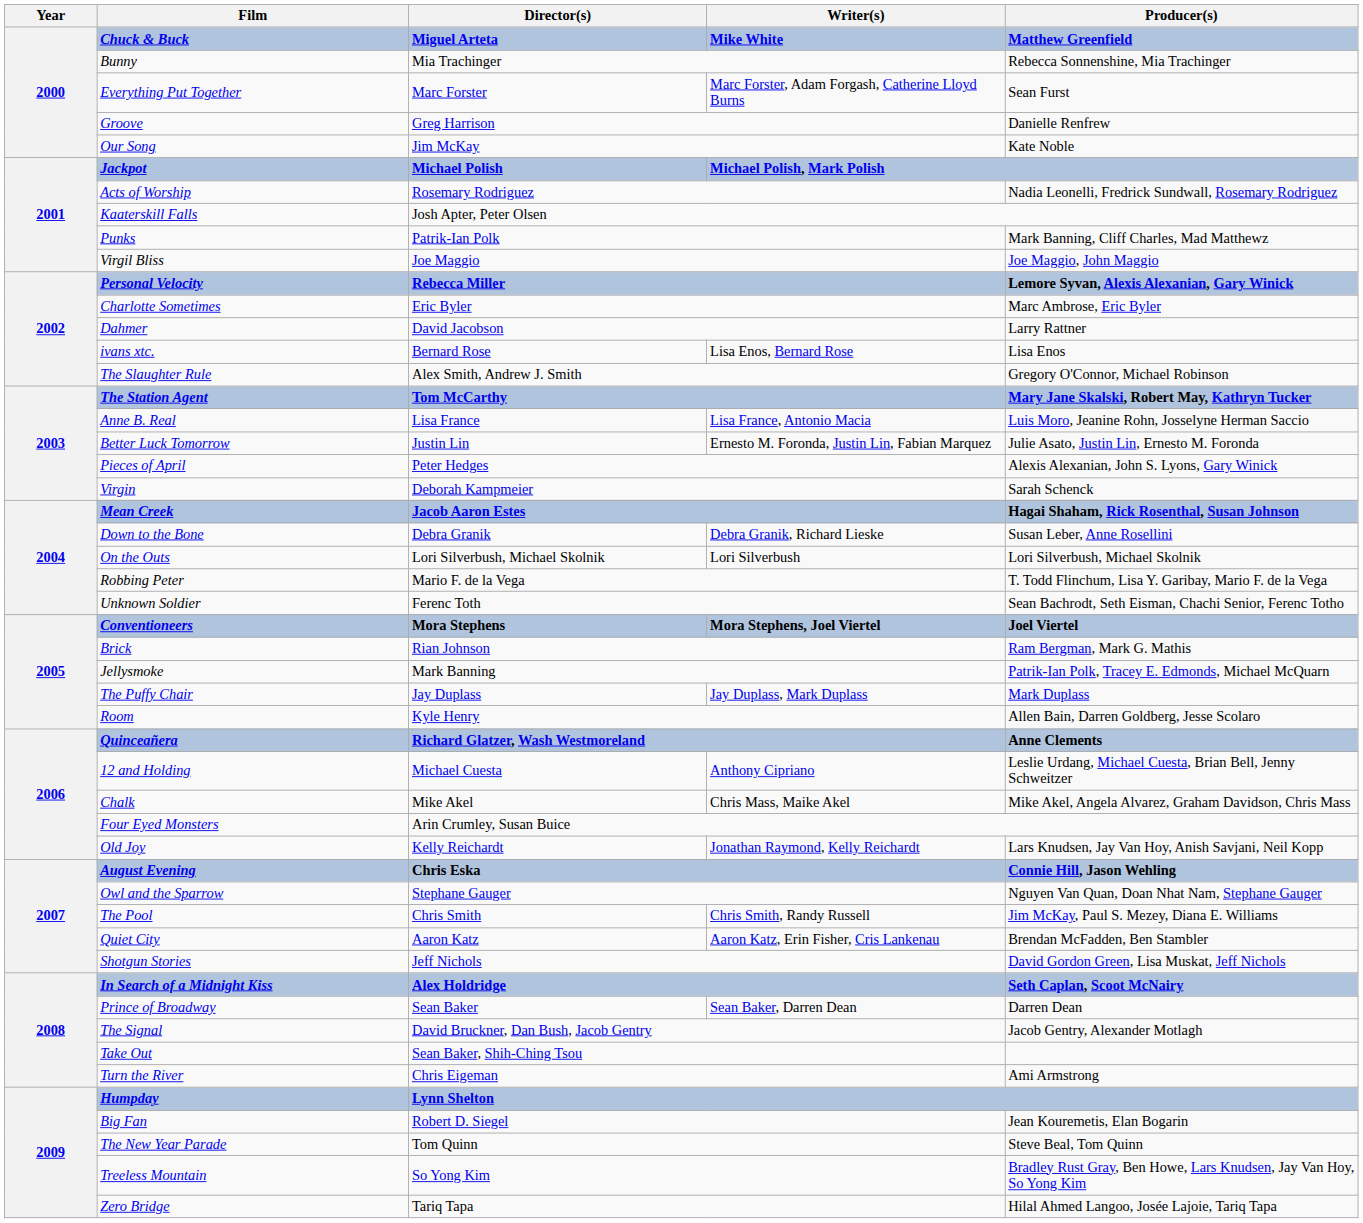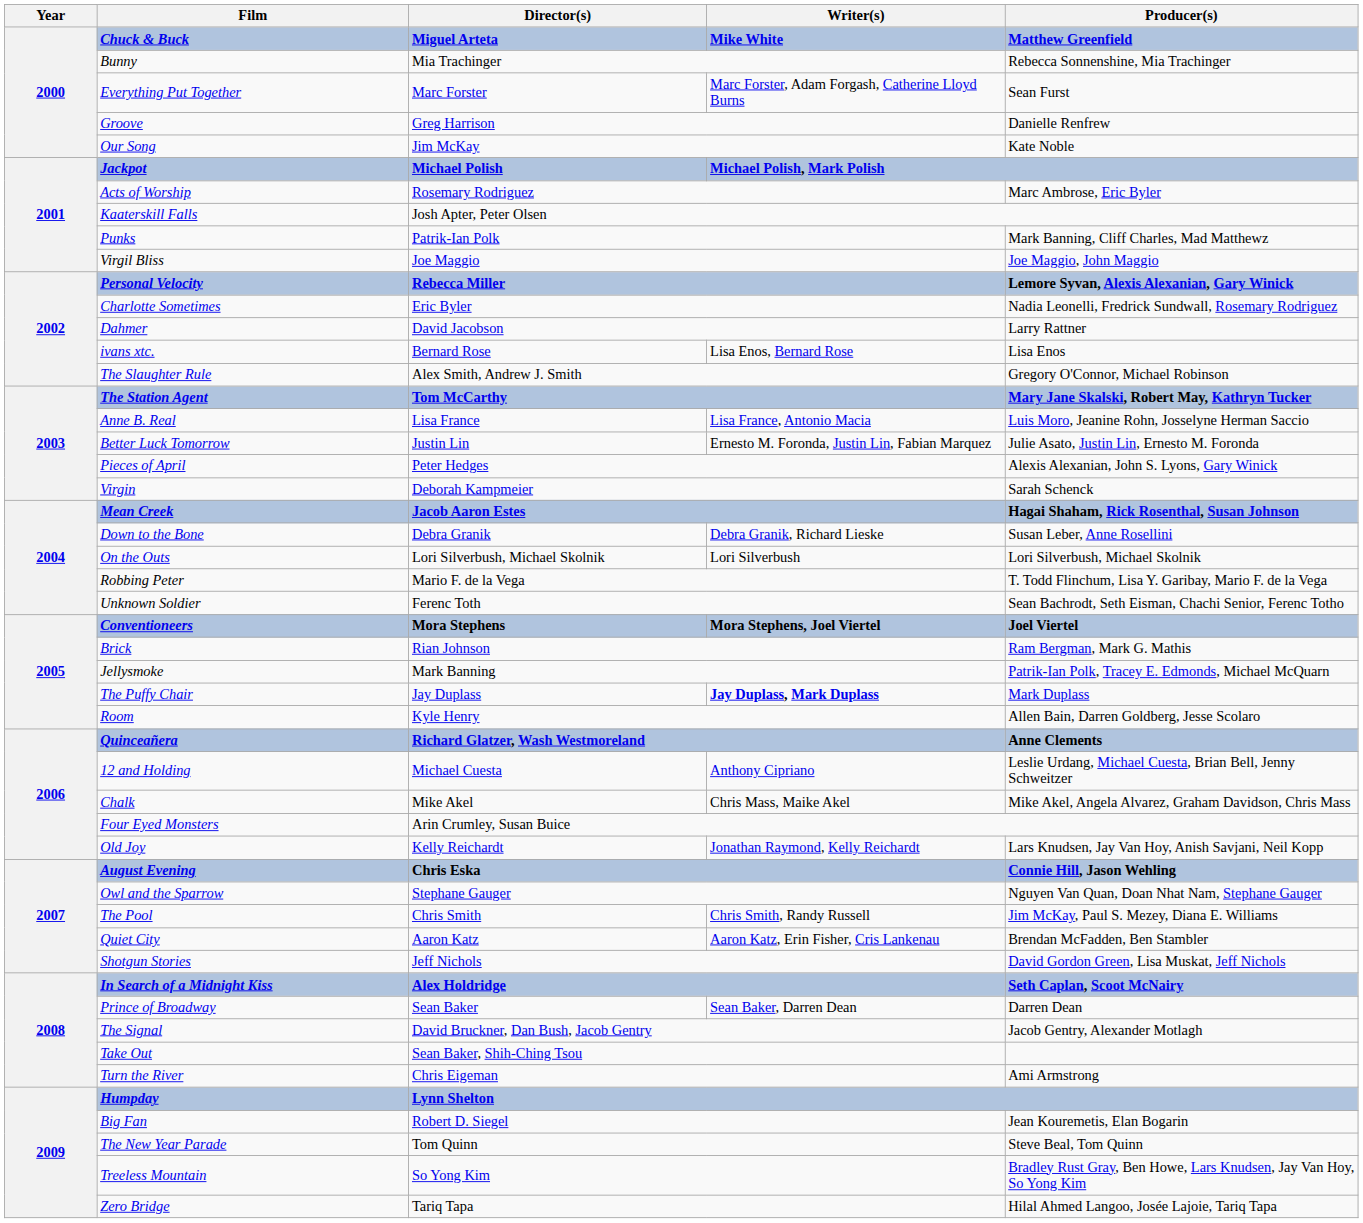(1173, 191) Nadia Leonelli, Fredrick Sundwall, Rosemary Rodriguez -> (1085, 191) Marc Ambrose, Eric Byler
(1085, 306) Marc Ambrose, Eric Byler -> (1173, 306) Nadia Leonelli, Fredrick Sundwall, Rosemary Rodriguez
(789, 694) normal -> (795, 694) bold
